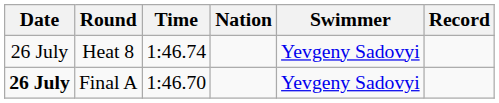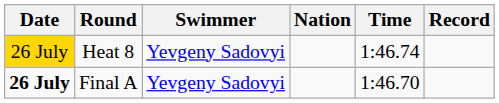columns swapped: (350, 20) <-> (176, 20)
(39, 51) no background -> (39, 51) gold background
